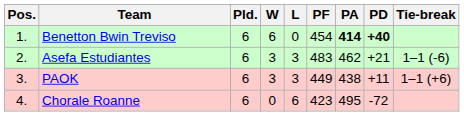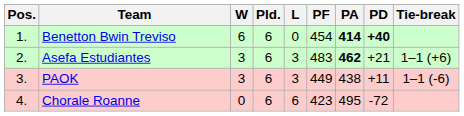columns swapped: (245, 15) <-> (272, 15)
(350, 57) normal -> (350, 57) bold
(426, 57) 1–1 (-6) -> (426, 57) 1–1 (+6)
(426, 79) 1–1 (+6) -> (426, 79) 1–1 (-6)
